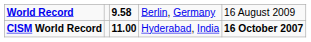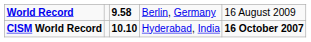(124, 28) 11.00 -> (124, 28) 10.10
